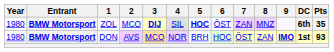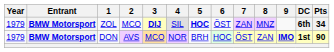(15, 24) 1980 -> (15, 24) 1979
(321, 24) 35 -> (321, 24) 34
(15, 37) 1980 -> (15, 37) 1979
(321, 37) 93 -> (321, 37) 90
